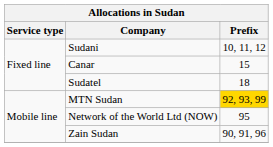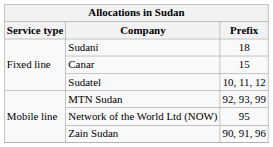(244, 47) 10, 11, 12 -> (244, 47) 18
(244, 82) 18 -> (244, 82) 10, 11, 12
(244, 99) gold background -> (244, 99) no background
